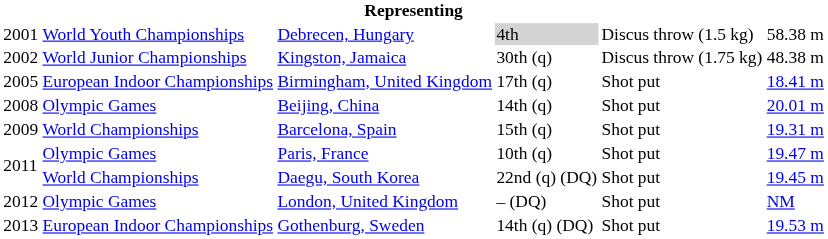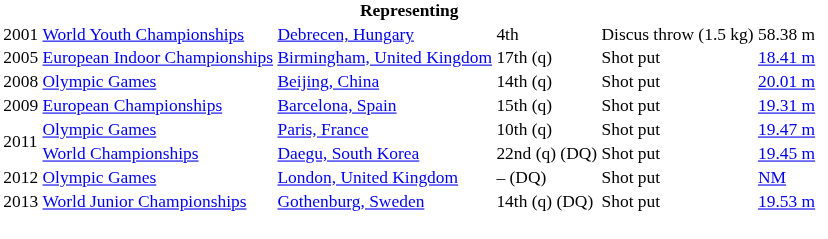(508, 34) lightgrey background -> (508, 34) no background
- row: (342, 57)
(121, 129) World Championships -> (132, 105) European Championships
(158, 225) European Indoor Championships -> (145, 201) World Junior Championships
